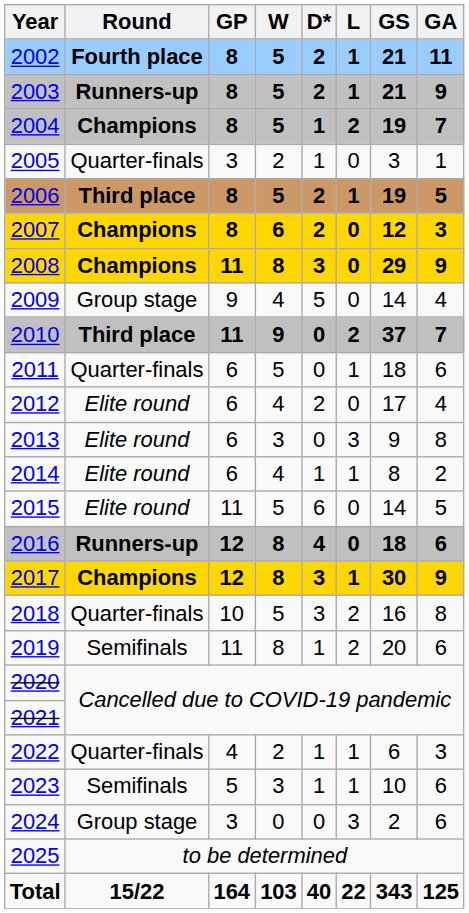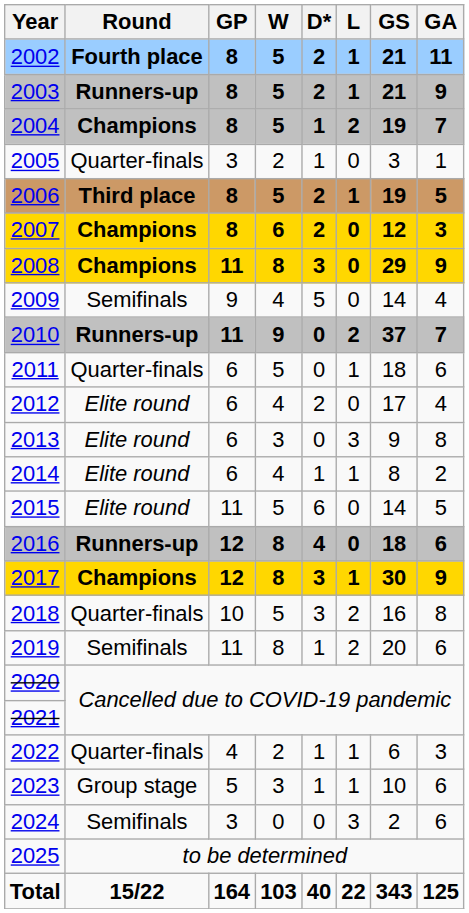(137, 299) Group stage -> (137, 299) Semifinals
(137, 334) Third place -> (137, 334) Runners-up
(137, 786) Semifinals -> (137, 786) Group stage
(137, 821) Group stage -> (137, 821) Semifinals
